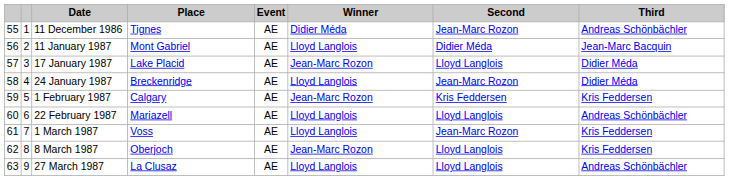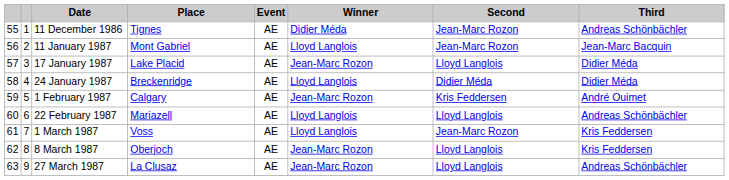(464, 46) Didier Méda -> (477, 46) Jean-Marc Rozon
(477, 81) Jean-Marc Rozon -> (464, 81) Didier Méda
(617, 98) Kris Feddersen -> (614, 98) André Ouimet
(324, 166) Lloyd Langlois -> (332, 166) Jean-Marc Rozon
